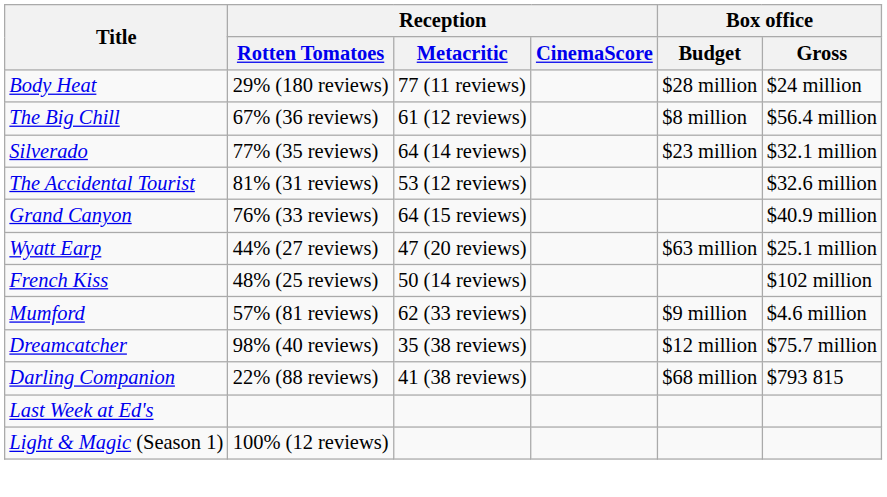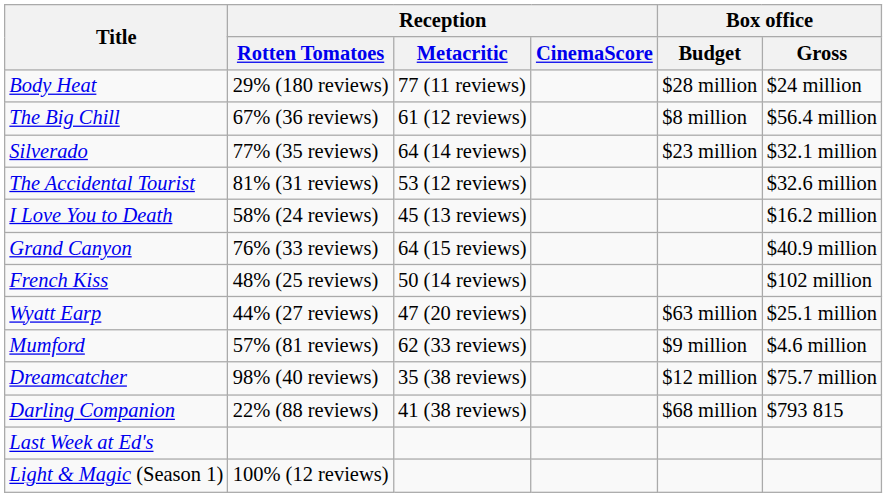+ row: (91, 215)
rows swapped: (55, 248) <-> (59, 280)
